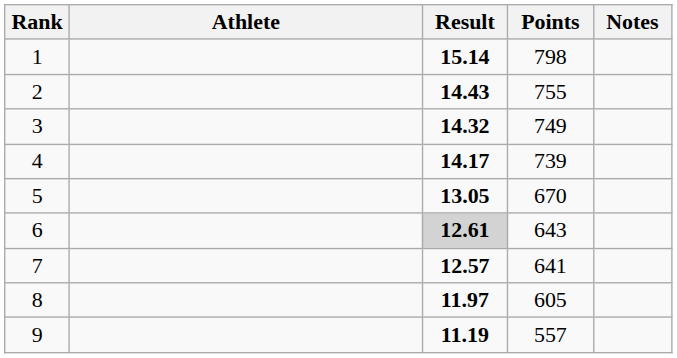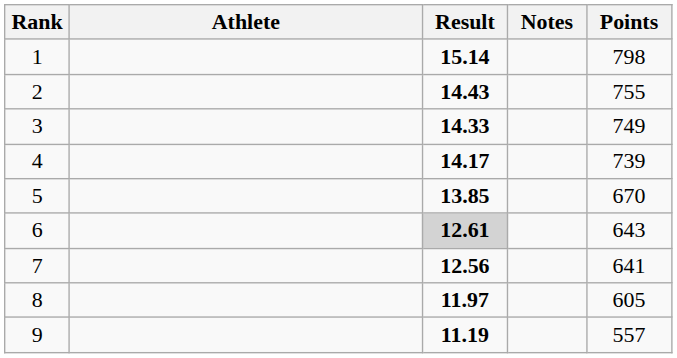columns swapped: (550, 21) <-> (632, 21)
(465, 126) 14.32 -> (465, 126) 14.33
(465, 195) 13.05 -> (465, 195) 13.85
(465, 265) 12.57 -> (465, 265) 12.56
